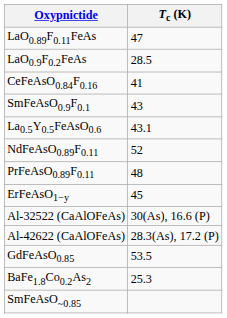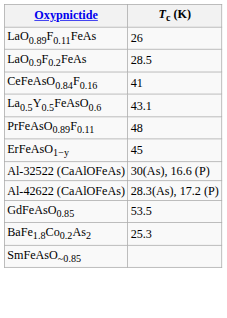(137, 38) 47 -> (137, 38) 26
- row: (49, 105)
- row: (53, 150)
